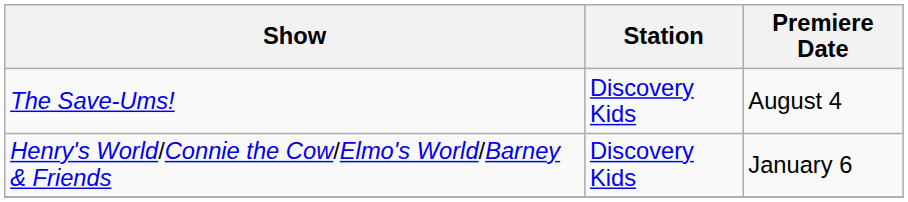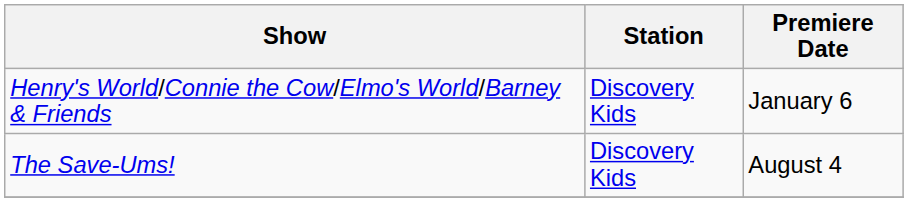rows swapped: (285, 164) <-> (92, 100)
